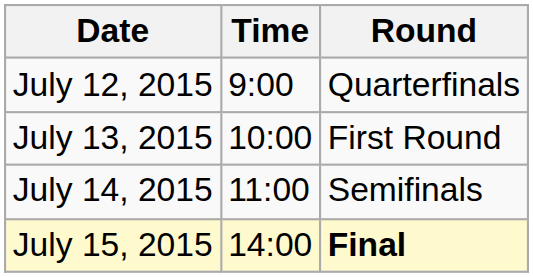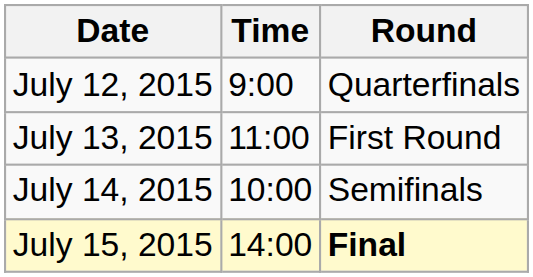(270, 137) 10:00 -> (269, 137) 11:00
(269, 191) 11:00 -> (270, 191) 10:00
